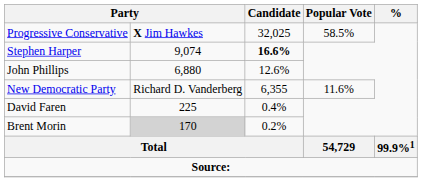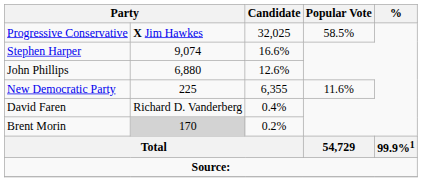(274, 51) bold -> (274, 51) normal
(188, 88) Richard D. Vanderberg -> (188, 88) 225
(188, 107) 225 -> (188, 107) Richard D. Vanderberg
